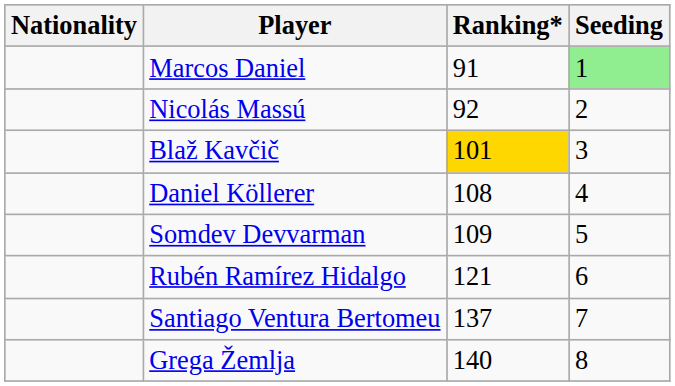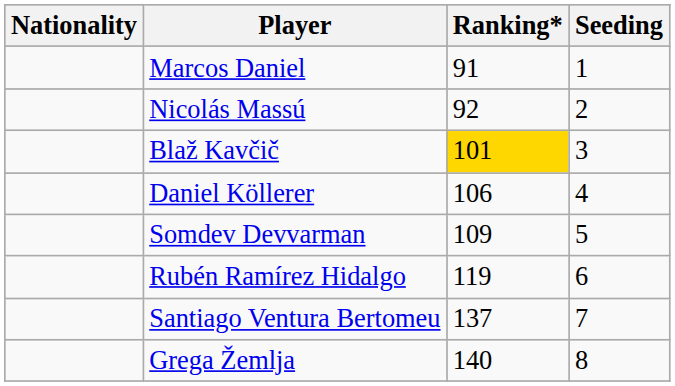(582, 67) lightgreen background -> (582, 67) no background
(473, 192) 108 -> (473, 192) 106
(473, 276) 121 -> (472, 276) 119
